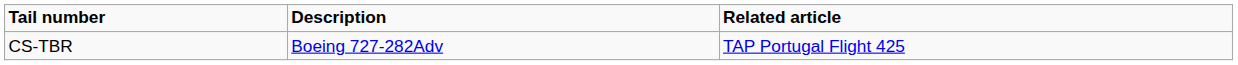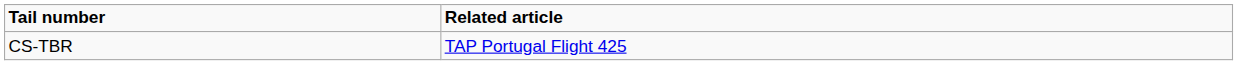- column: (339, 18)
